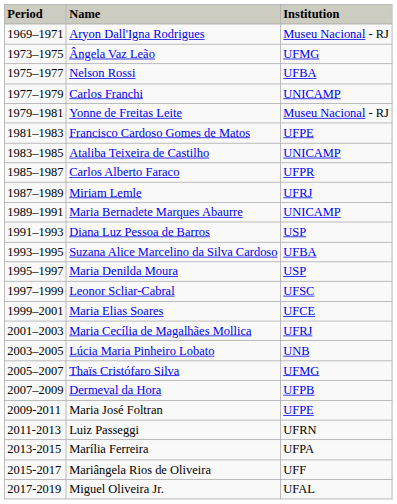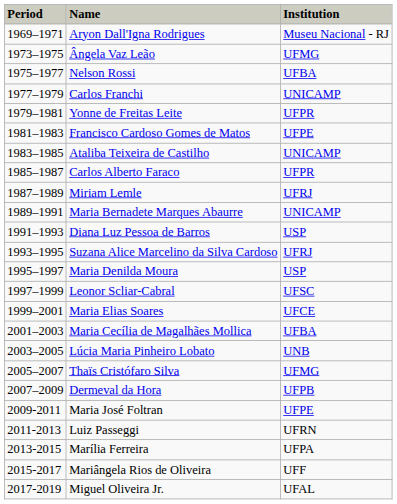(336, 113) Museu Nacional - RJ -> (299, 113) UFPR
(300, 251) UFBA -> (298, 251) UFRJ
(298, 331) UFRJ -> (300, 331) UFBA
